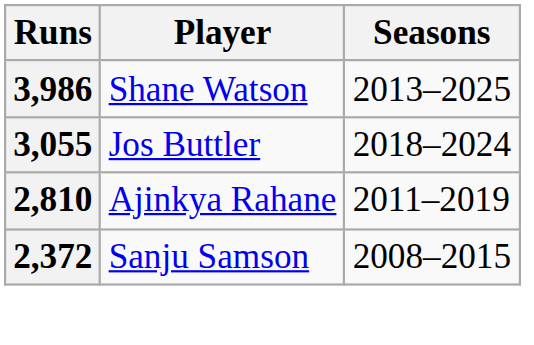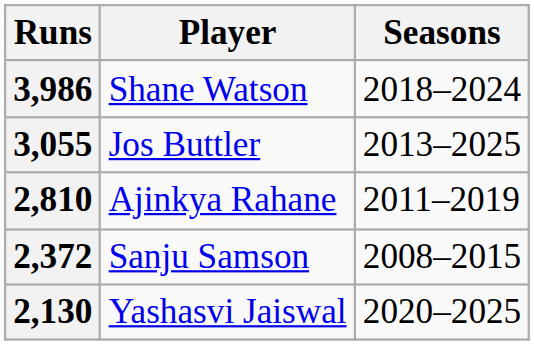(432, 88) 2013–2025 -> (442, 88) 2018–2024
(432, 144) 2018–2024 -> (442, 144) 2013–2025
+ row: (53, 311)
